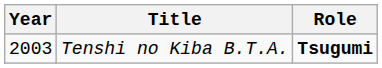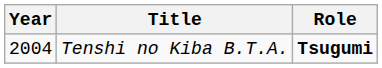(31, 49) 2003 -> (31, 49) 2004
